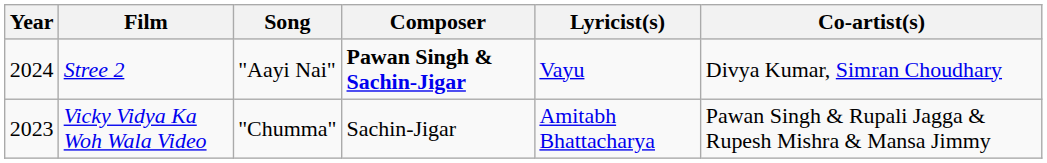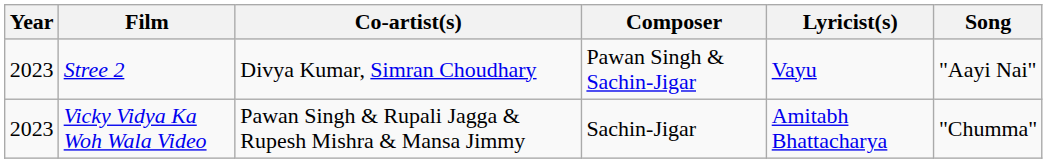columns swapped: (287, 21) <-> (872, 21)
(32, 68) 2024 -> (32, 68) 2023
(420, 68) bold -> (655, 68) normal
